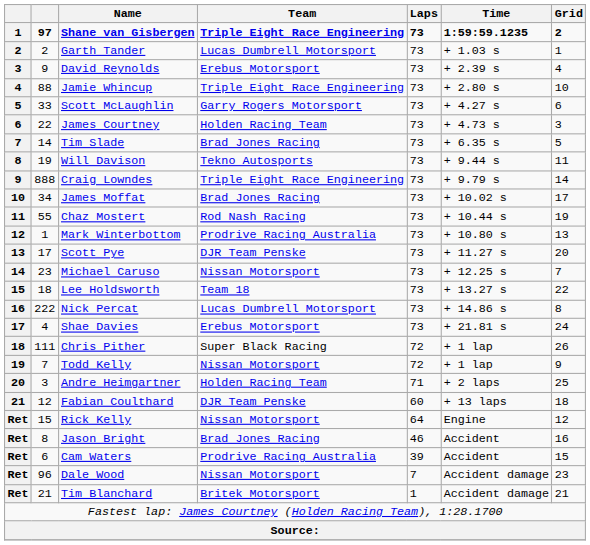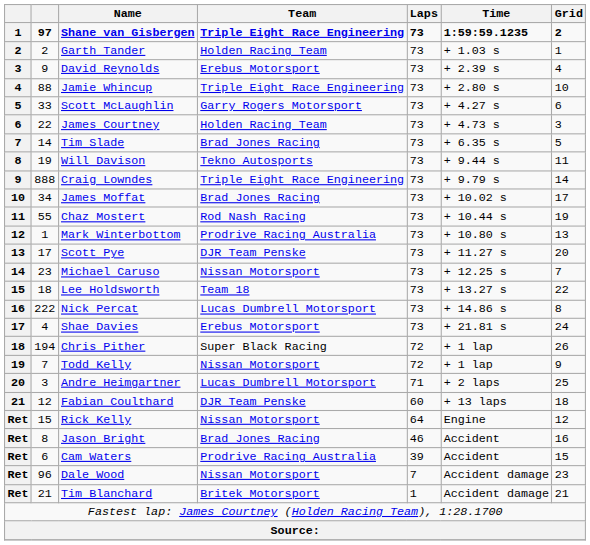(288, 51) Lucas Dumbrell Motorsport -> (264, 51) Holden Racing Team
(45, 346) 111 -> (45, 346) 194
(264, 383) Holden Racing Team -> (288, 383) Lucas Dumbrell Motorsport
